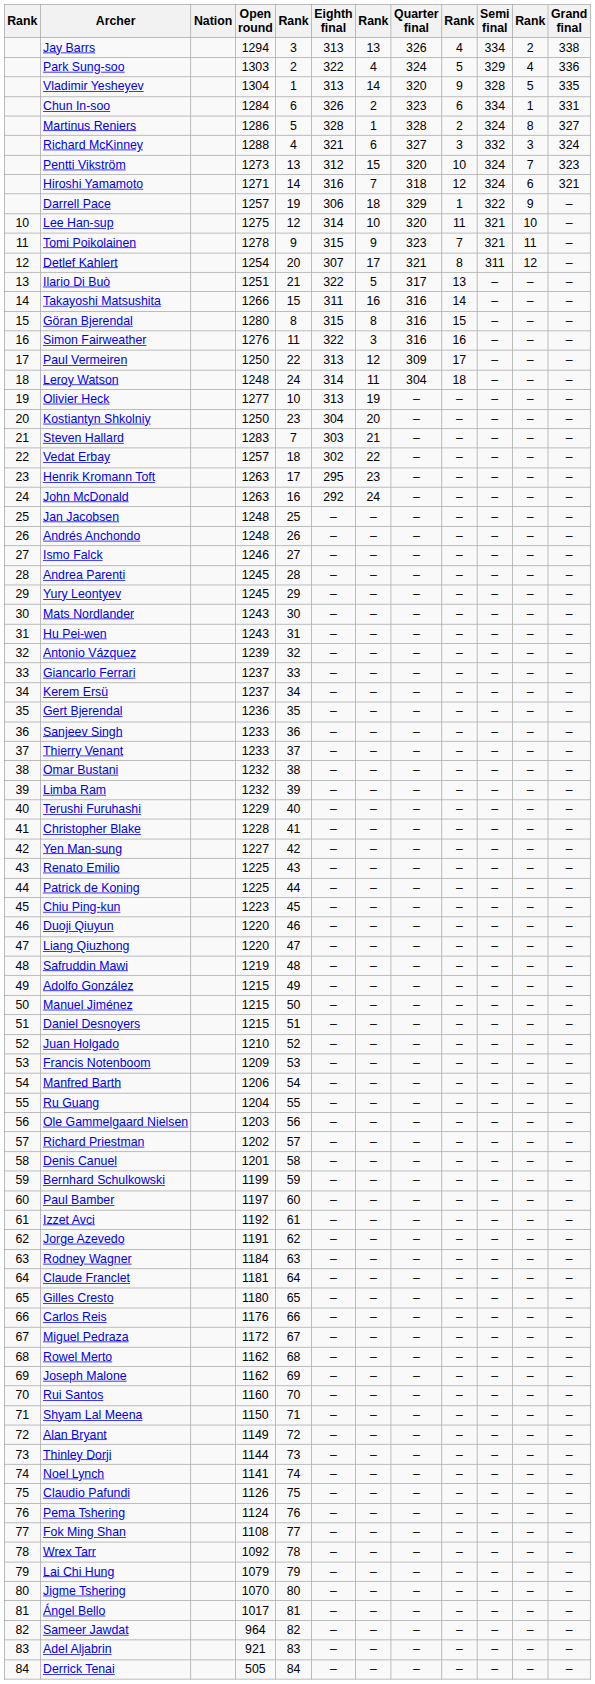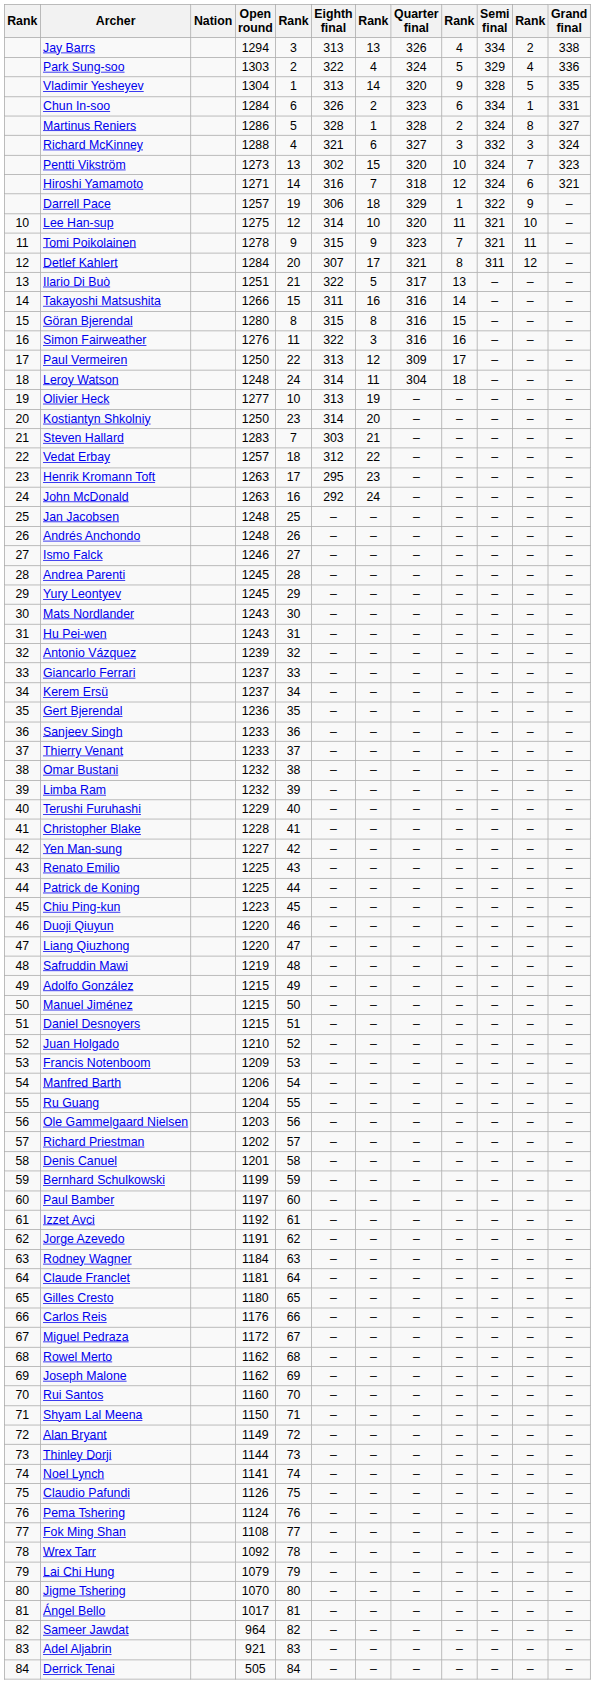(333, 164) 312 -> (333, 164) 302
(255, 262) 1254 -> (255, 262) 1284
(333, 418) 304 -> (333, 418) 314
(333, 457) 302 -> (333, 457) 312
